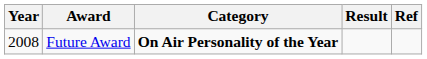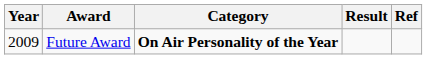(24, 41) 2008 -> (24, 41) 2009
